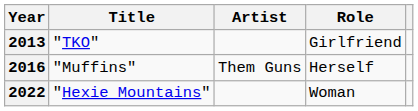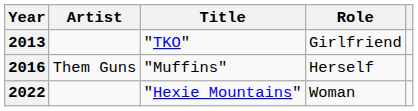columns swapped: (132, 17) <-> (260, 17)
